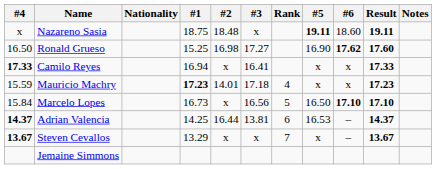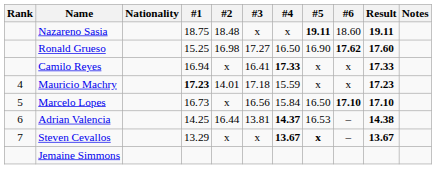columns swapped: (287, 13) <-> (20, 13)
(381, 119) 14.37 -> (381, 119) 14.38
(318, 137) normal -> (318, 137) bold
